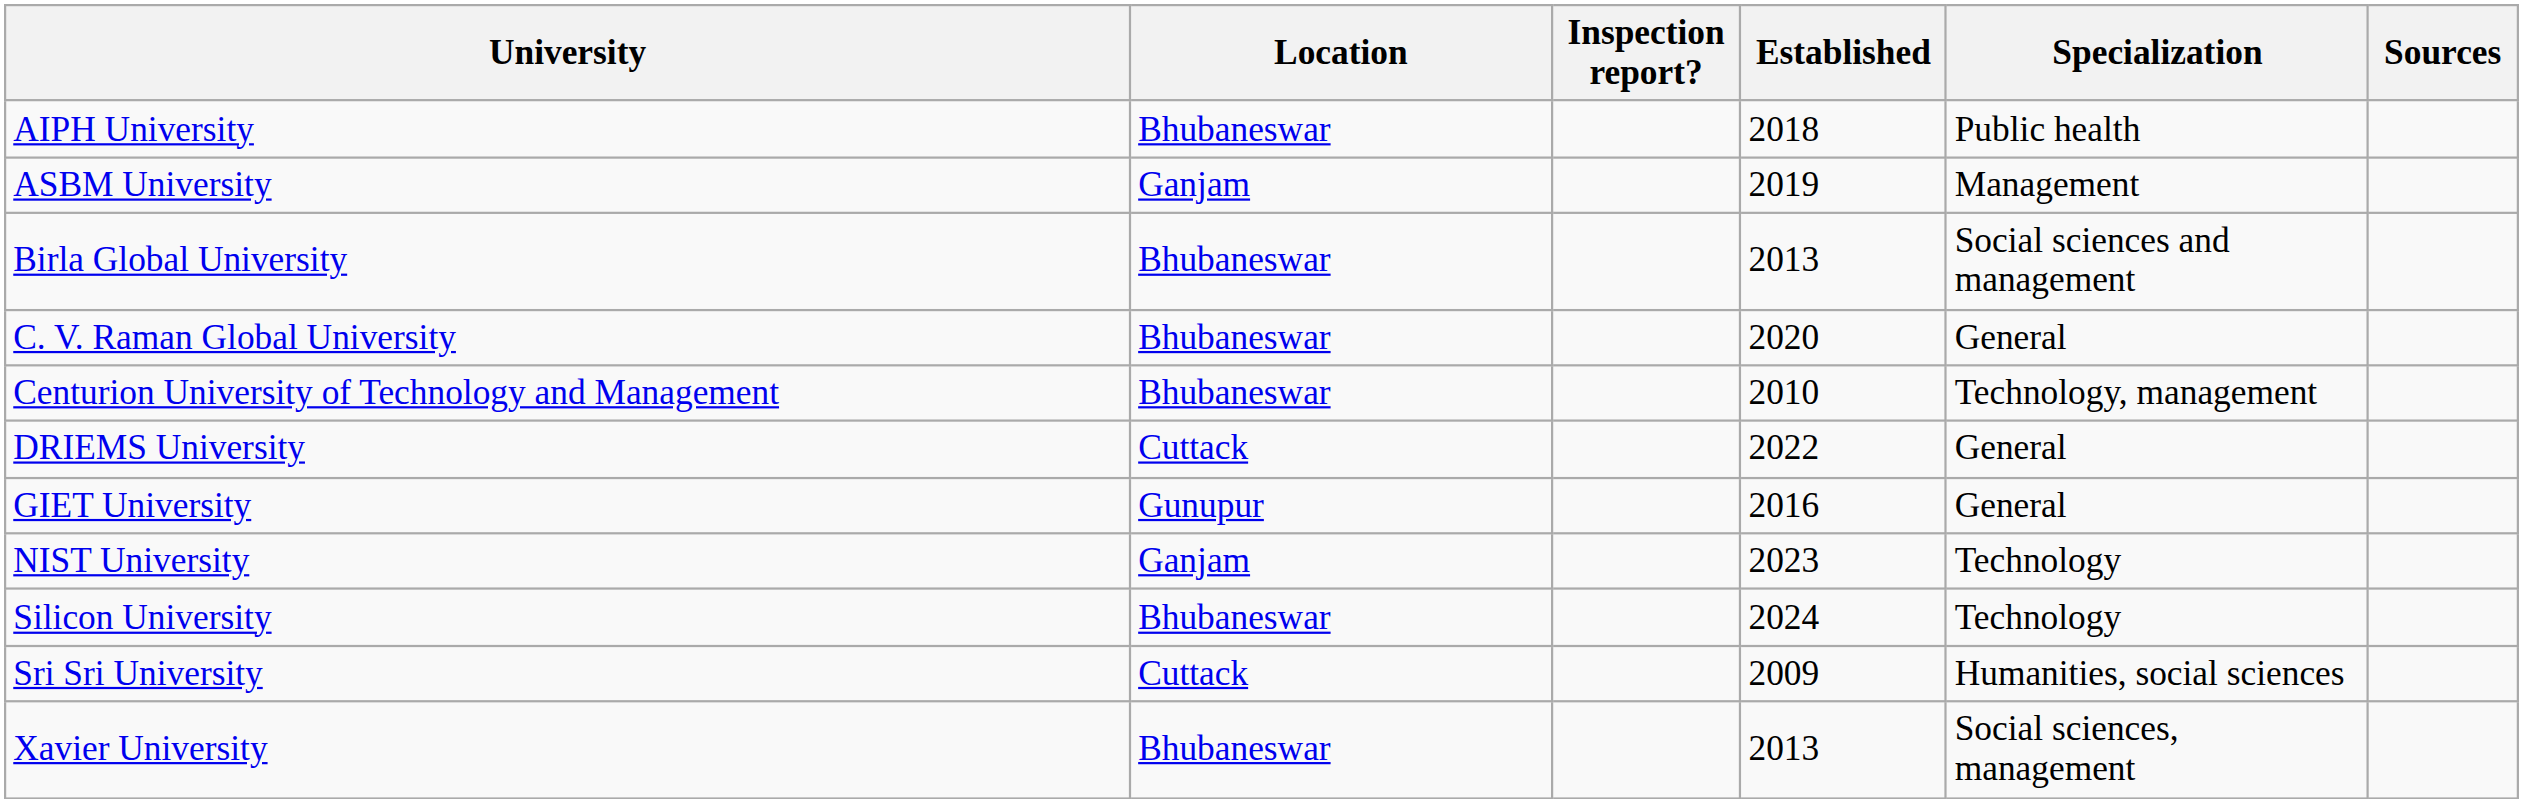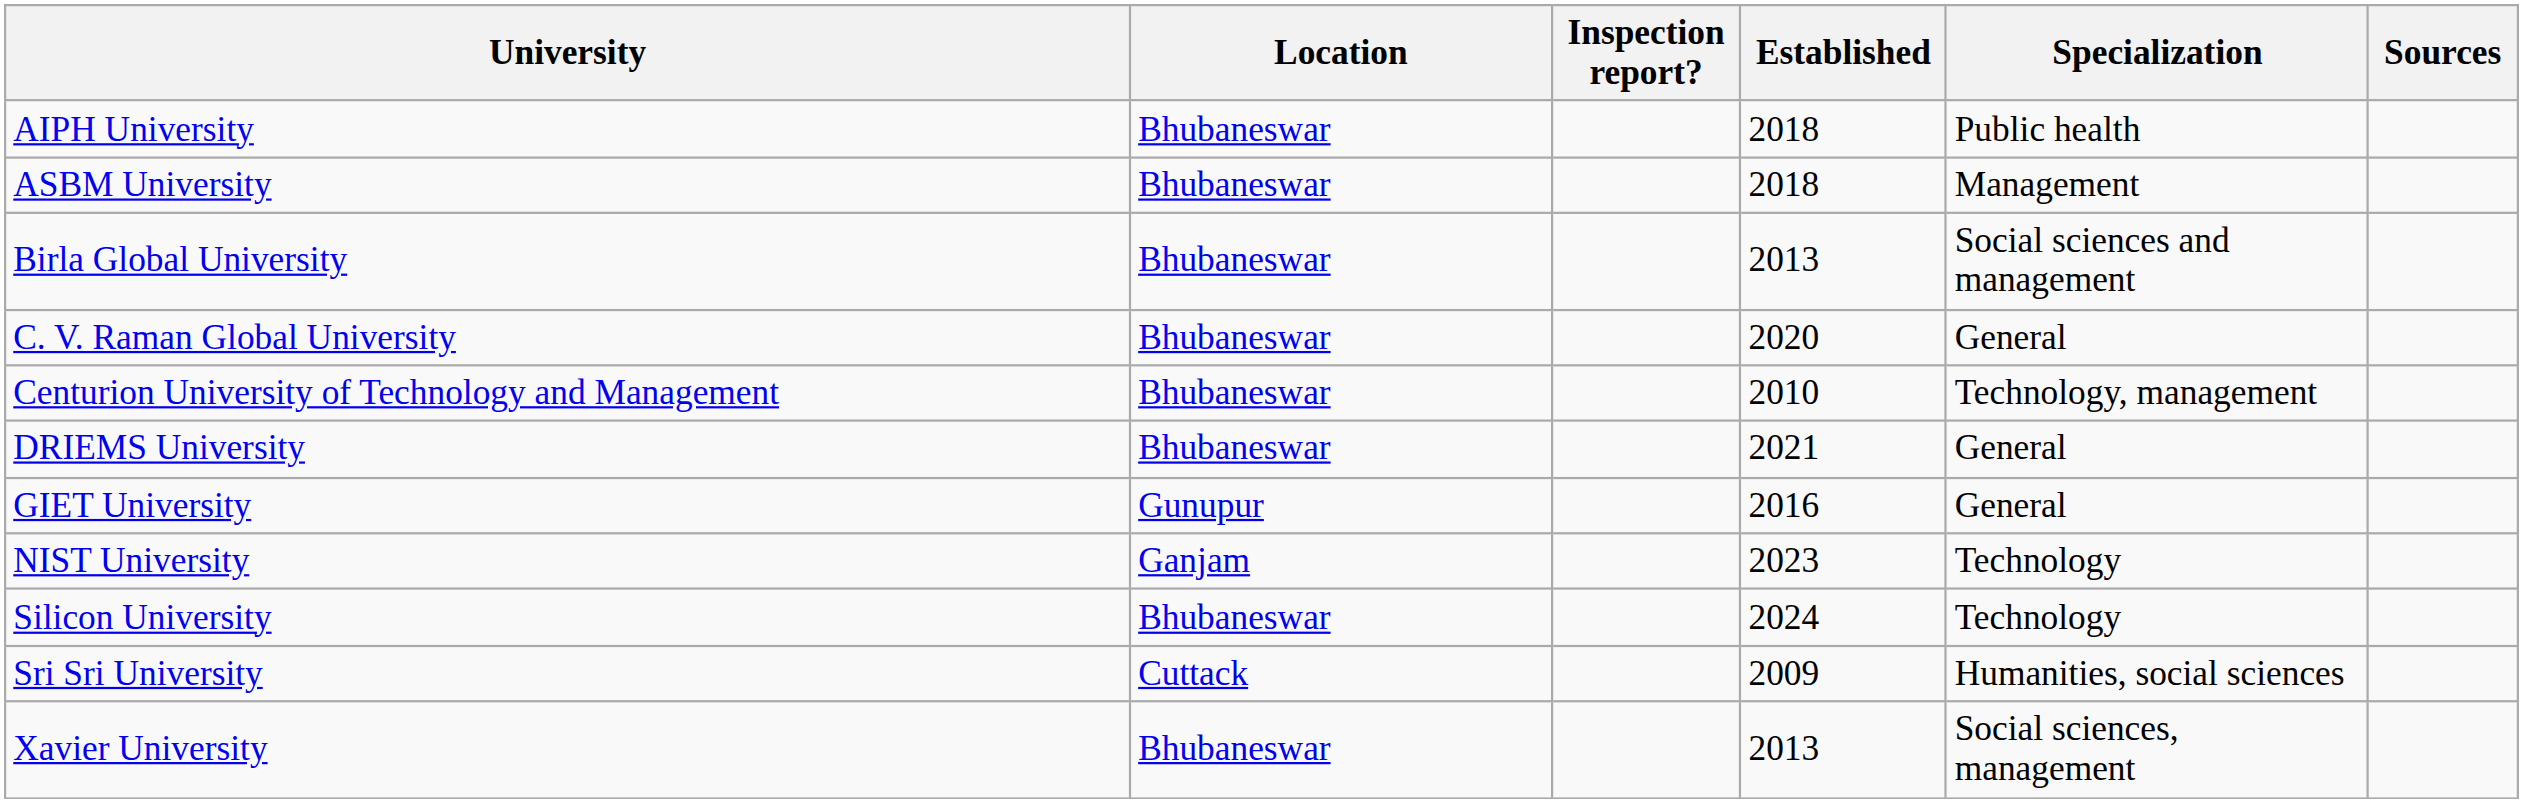(1194, 184) Ganjam -> (1234, 184) Bhubaneswar
(1784, 184) 2019 -> (1784, 184) 2018
(1193, 448) Cuttack -> (1234, 448) Bhubaneswar
(1784, 448) 2022 -> (1784, 448) 2021
